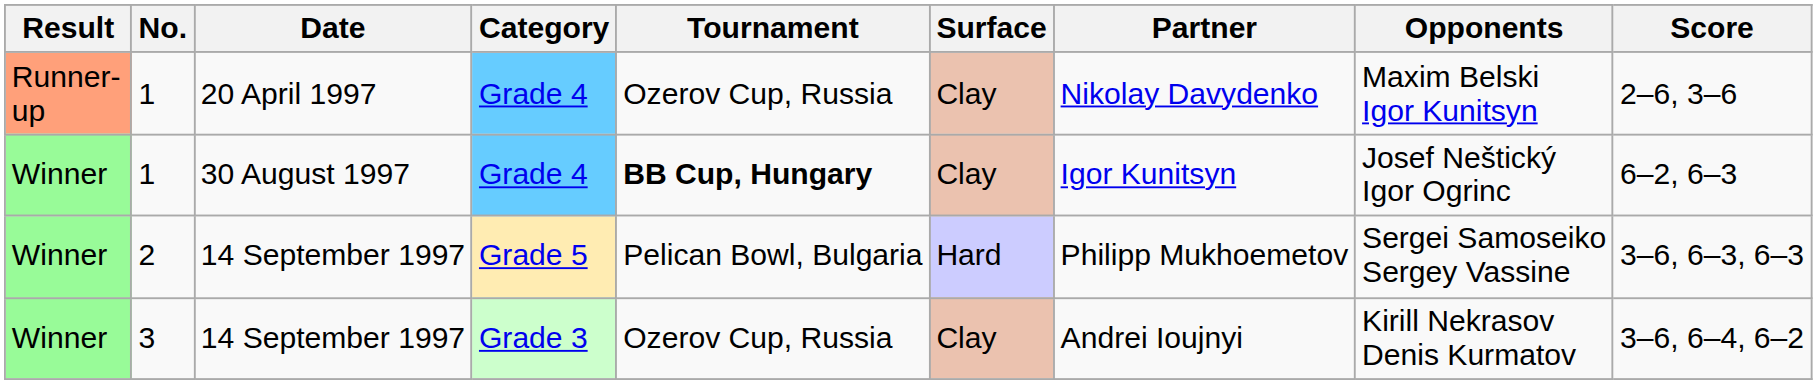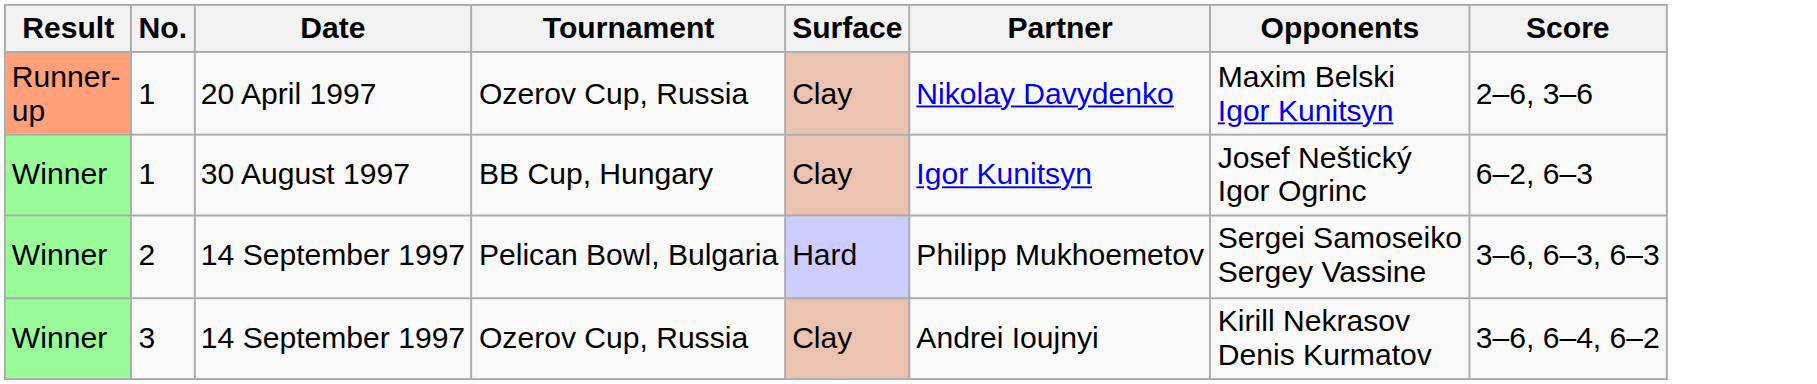- column: (544, 28)
(748, 174) bold -> (596, 174) normal
